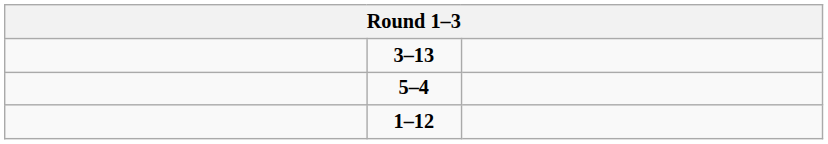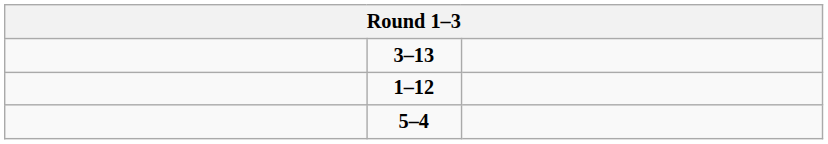rows swapped: (414, 88) <-> (414, 122)
